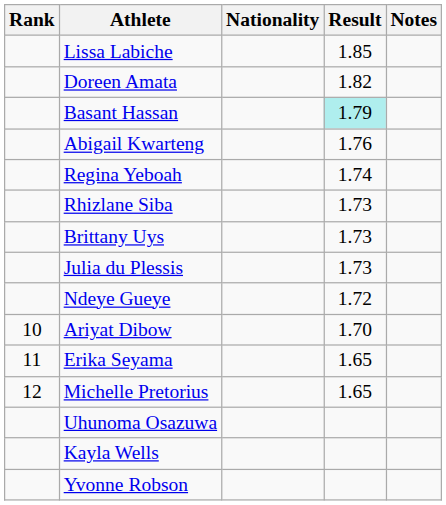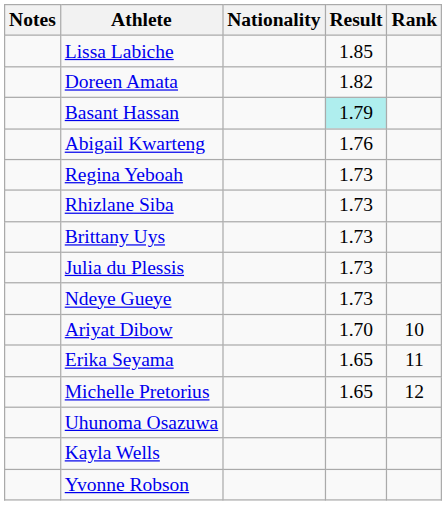columns swapped: (32, 19) <-> (414, 19)
(355, 174) 1.74 -> (356, 174) 1.73
(355, 298) 1.72 -> (356, 298) 1.73
